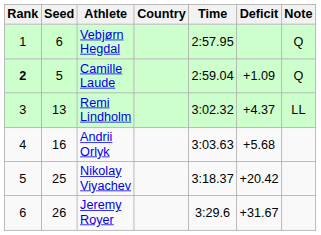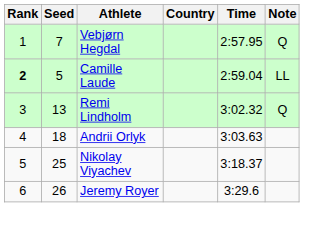- column: (259, 14)
(59, 41) 6 -> (59, 41) 7
(298, 75) Q -> (282, 75) LL
(298, 110) LL -> (282, 110) Q
(59, 144) 16 -> (59, 137) 18
